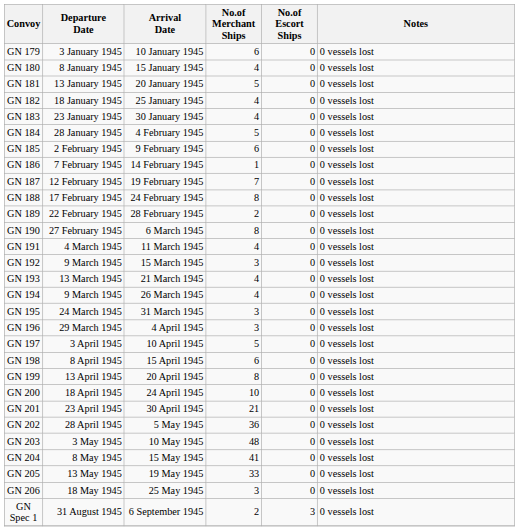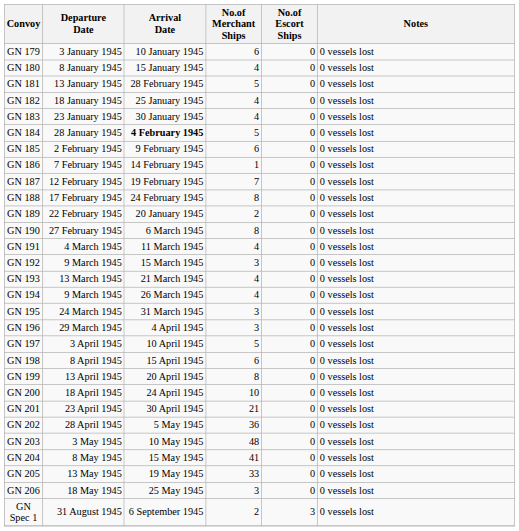(169, 84) 20 January 1945 -> (167, 84) 28 February 1945
(169, 133) normal -> (167, 133) bold
(167, 214) 28 February 1945 -> (169, 214) 20 January 1945
